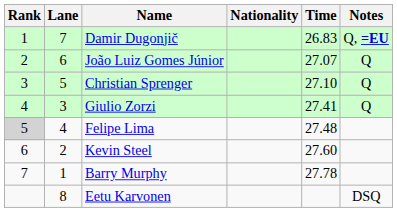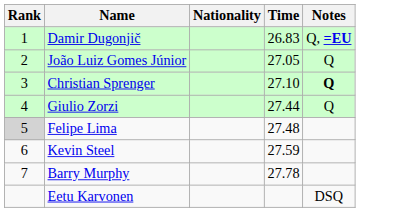- column: (63, 15)
(321, 60) 27.07 -> (284, 60) 27.05
(366, 83) normal -> (329, 83) bold
(321, 106) 27.41 -> (284, 106) 27.44
(321, 151) 27.60 -> (284, 151) 27.59
